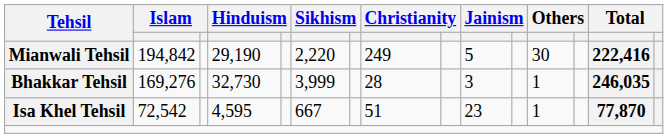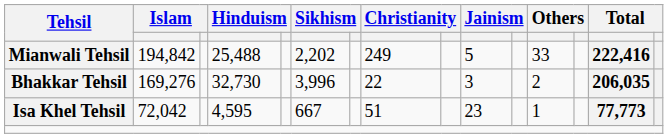(236, 54) 29,190 -> (236, 54) 25,488
(315, 54) 2,220 -> (315, 54) 2,202
(541, 54) 30 -> (541, 54) 33
(315, 83) 3,999 -> (315, 83) 3,996
(373, 83) 28 -> (373, 83) 22
(536, 83) 1 -> (536, 83) 2
(621, 83) 246,035 -> (621, 83) 206,035
(162, 111) 72,542 -> (162, 111) 72,042
(621, 111) 77,870 -> (621, 111) 77,773
